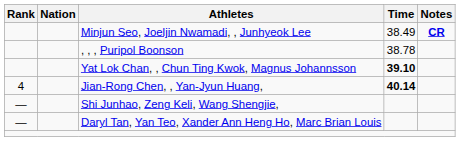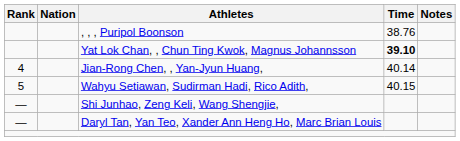- row: (196, 32)
(401, 50) 38.78 -> (401, 32) 38.76
(401, 86) bold -> (401, 68) normal
+ row: (195, 86)
